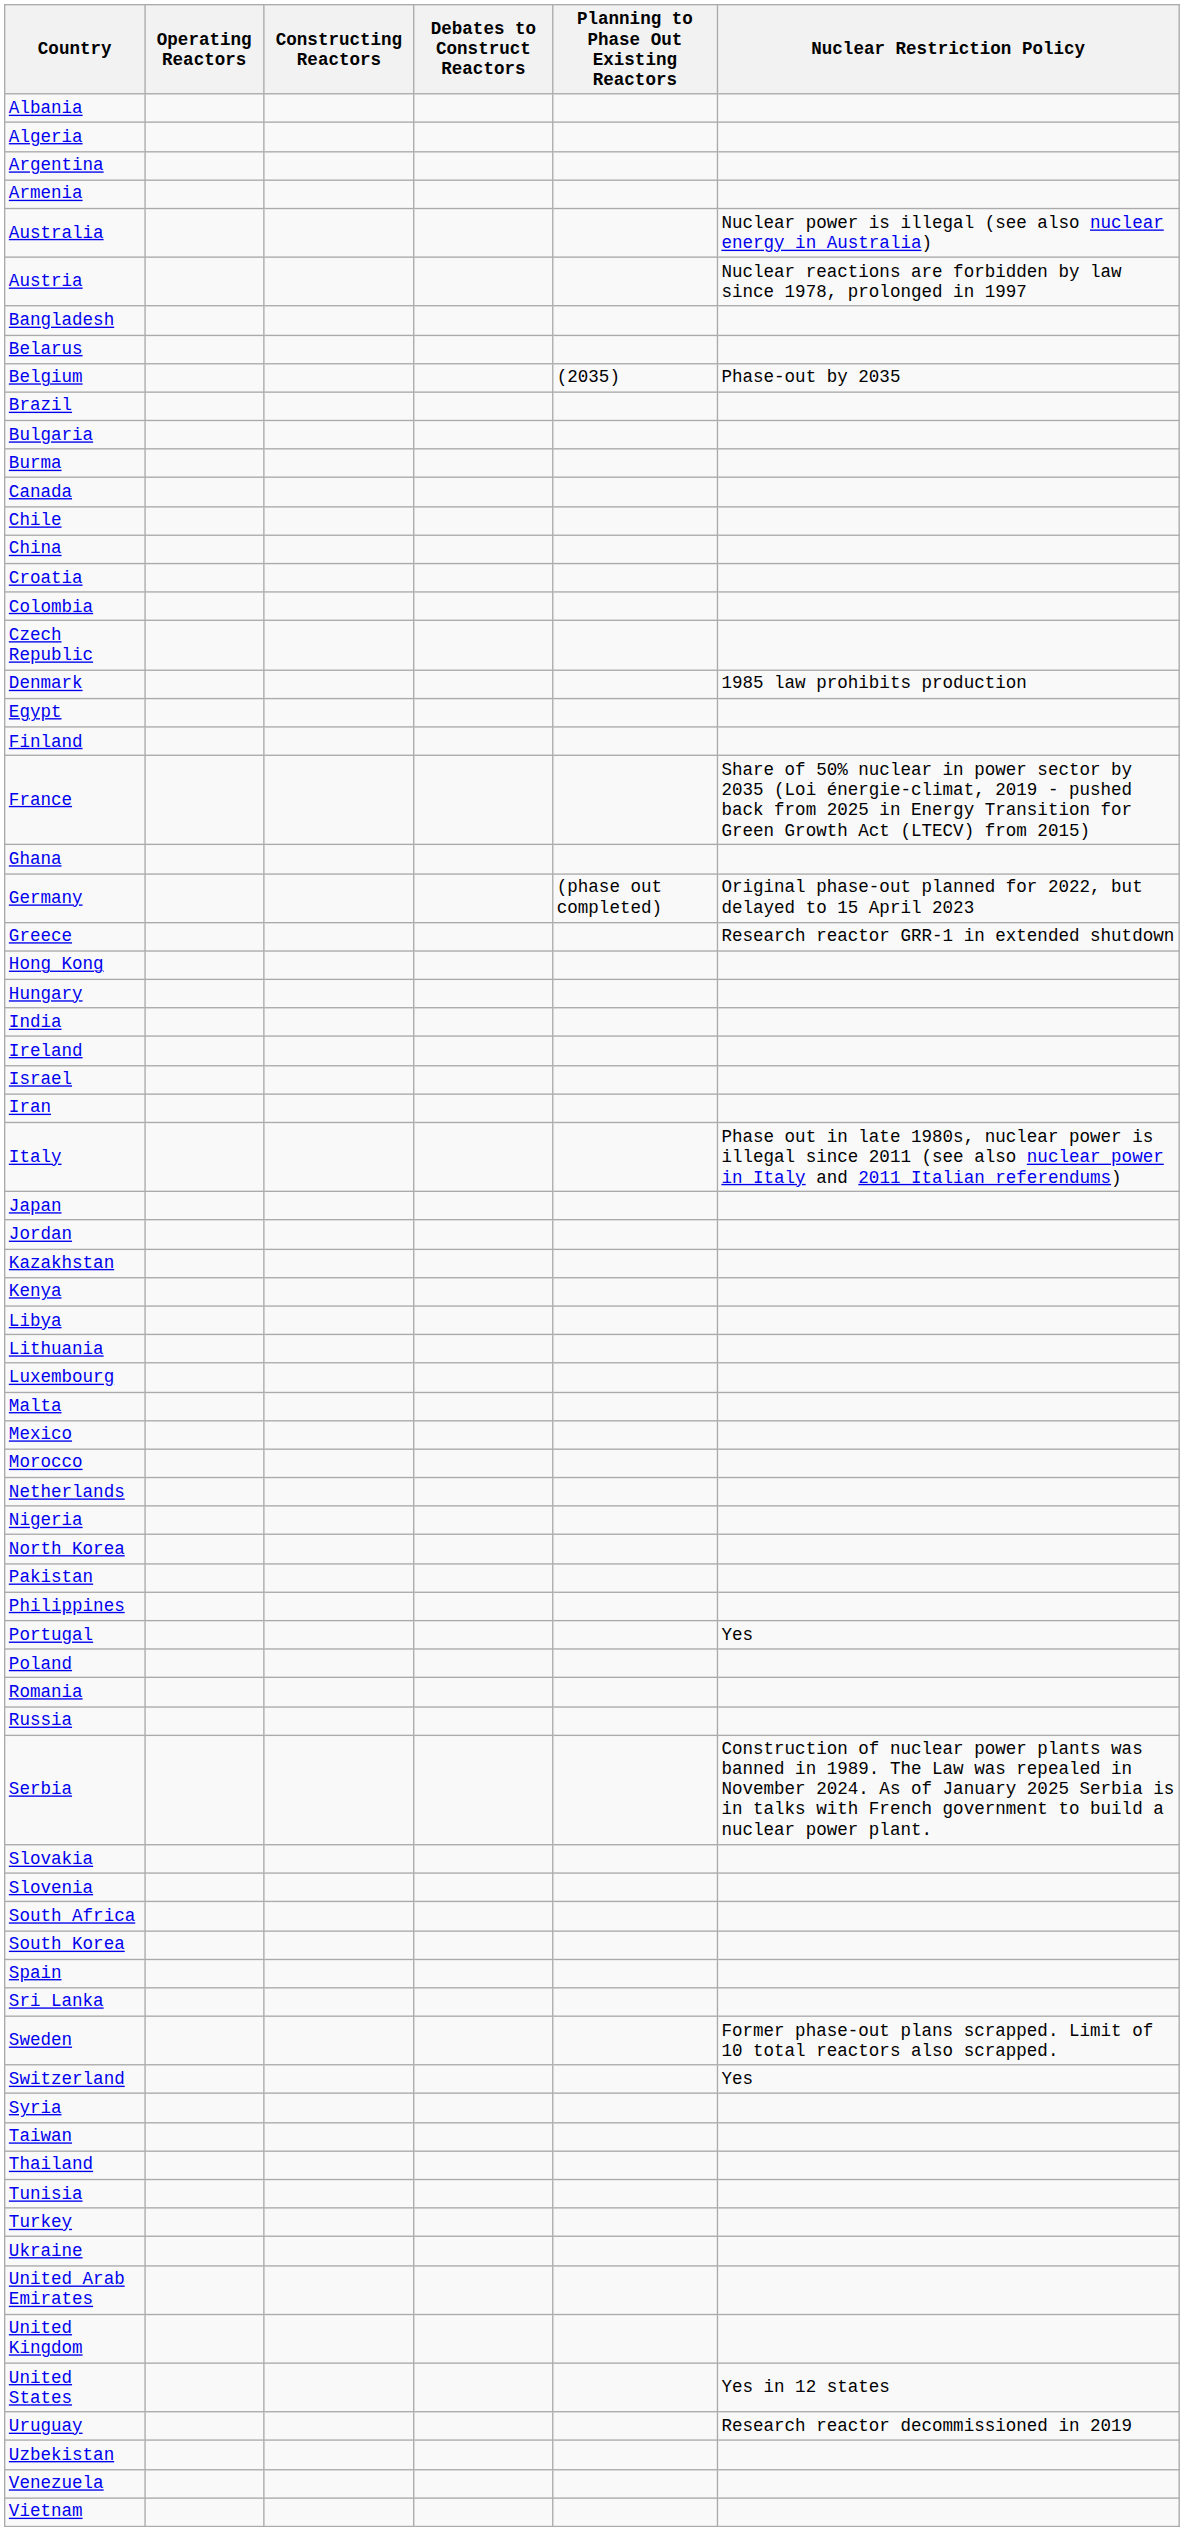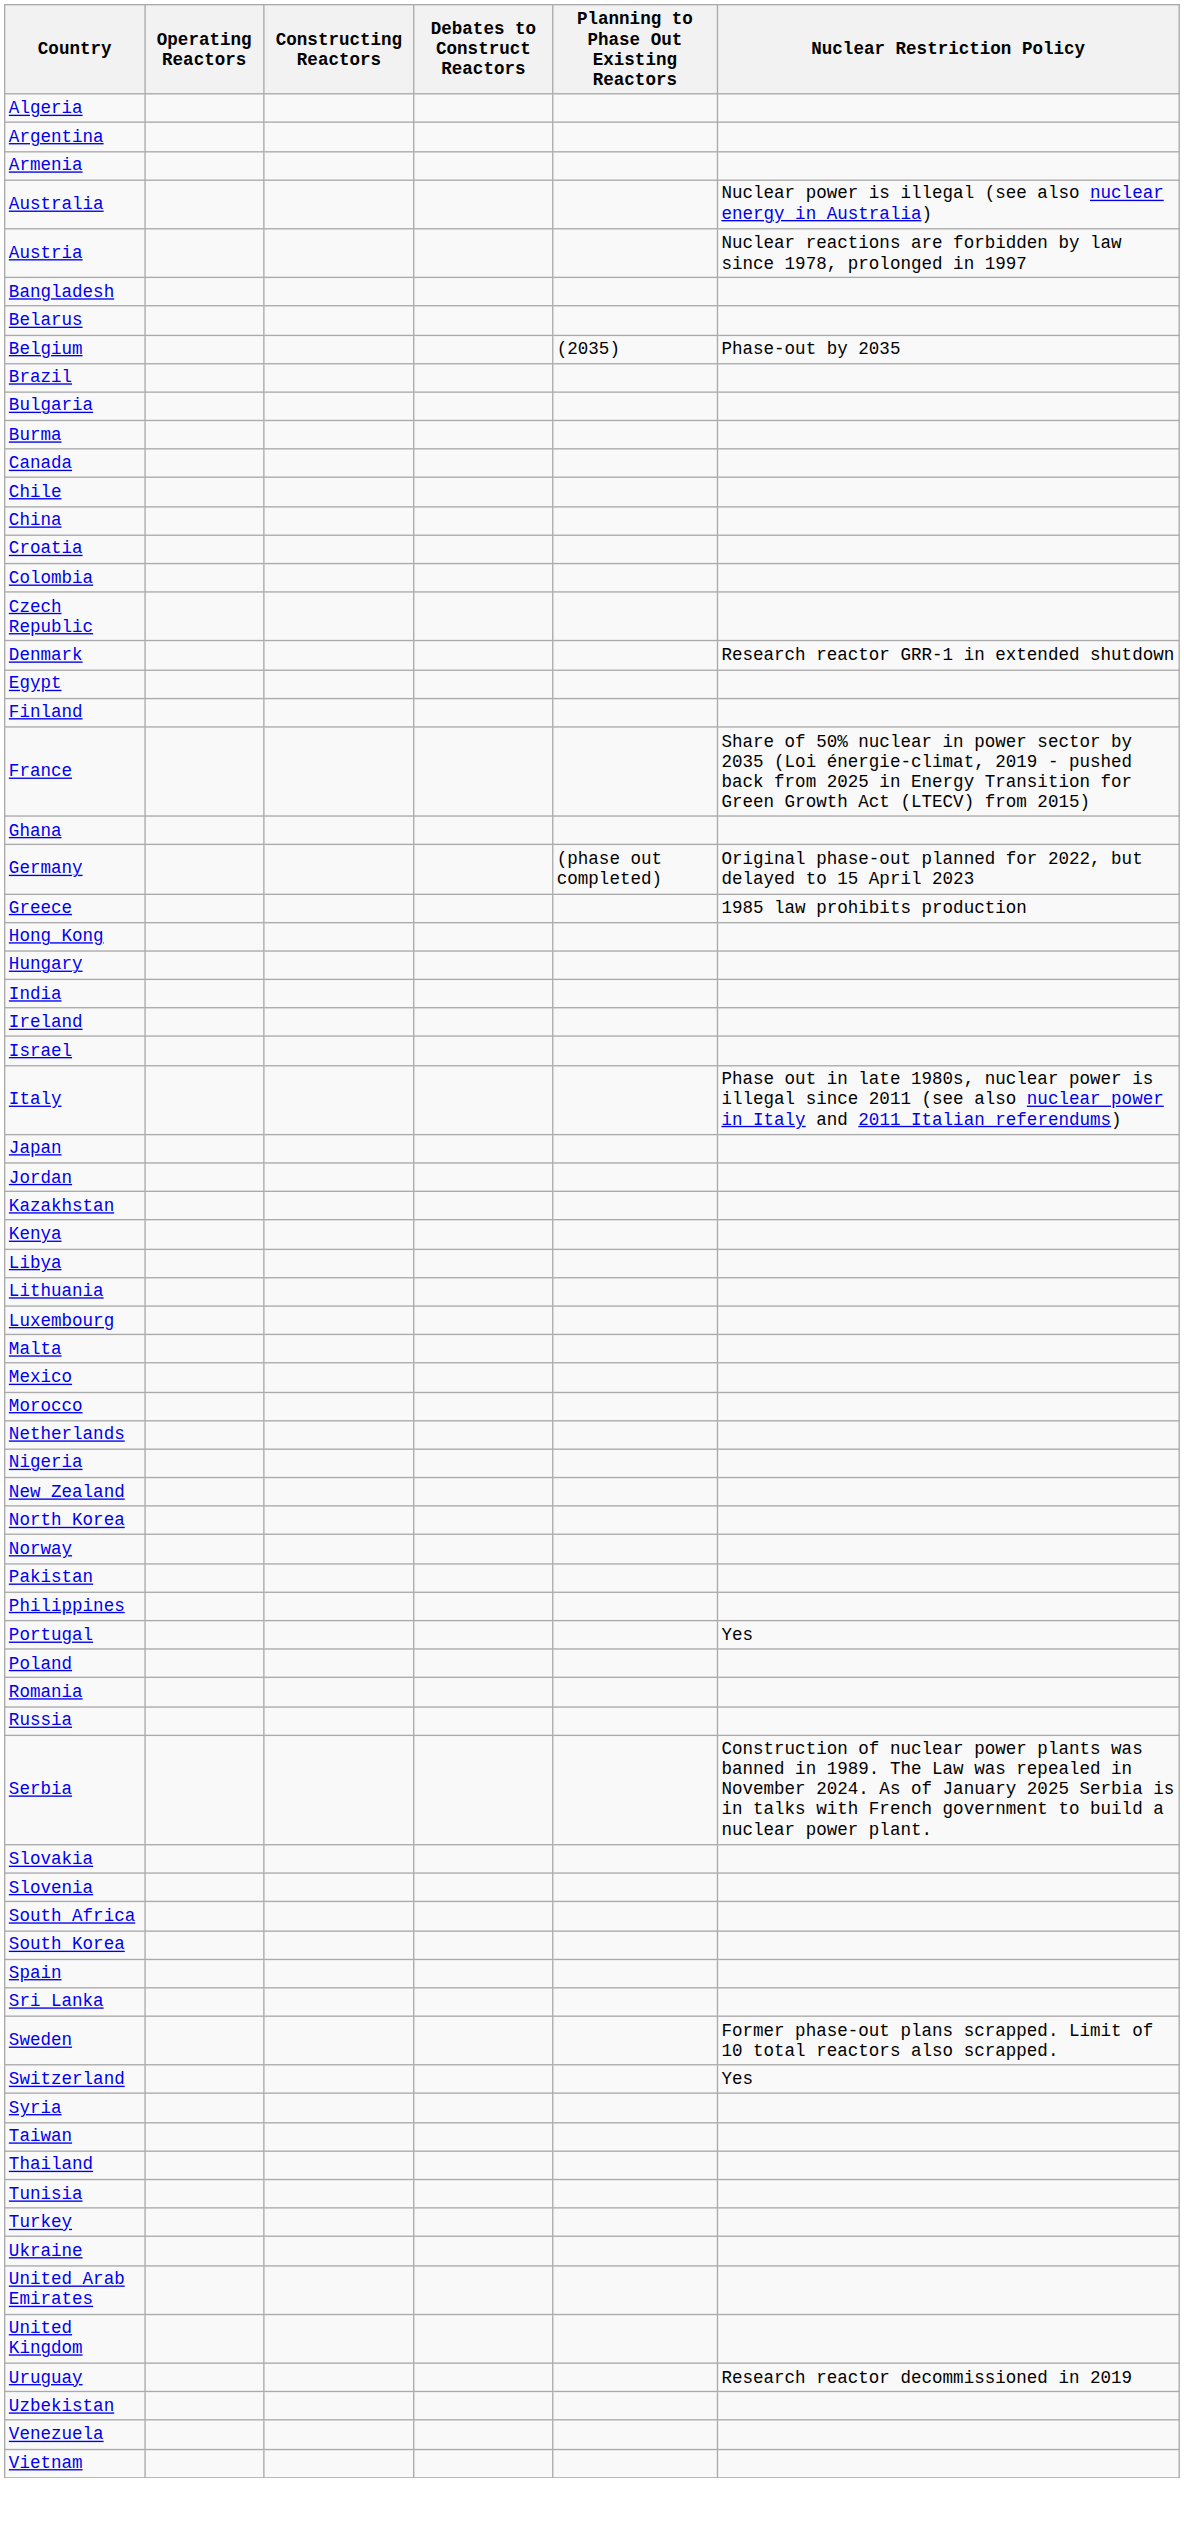- row: (46, 108)
(874, 684) 1985 law prohibits production -> (948, 655) Research reactor GRR-1 in extended shutdown
(948, 937) Research reactor GRR-1 in extended shutdown -> (874, 908) 1985 law prohibits production
- row: (30, 1108)
+ row: (67, 1492)
+ row: (40, 1549)
- row: (40, 2387)
